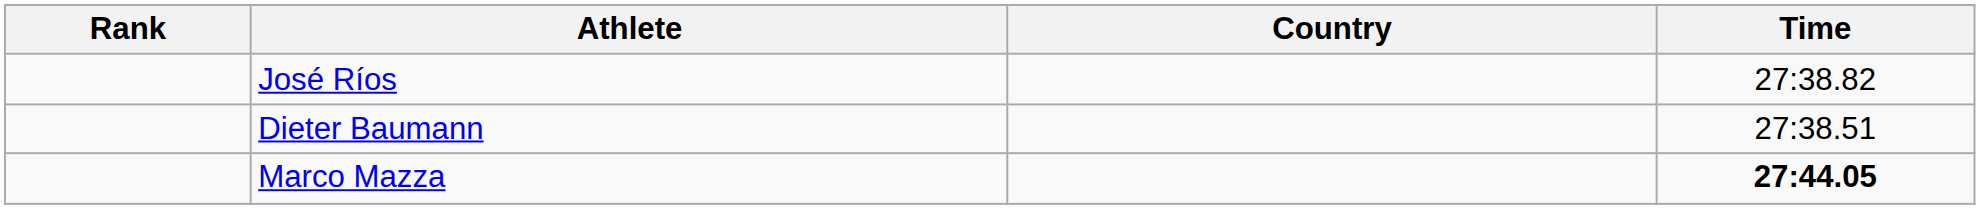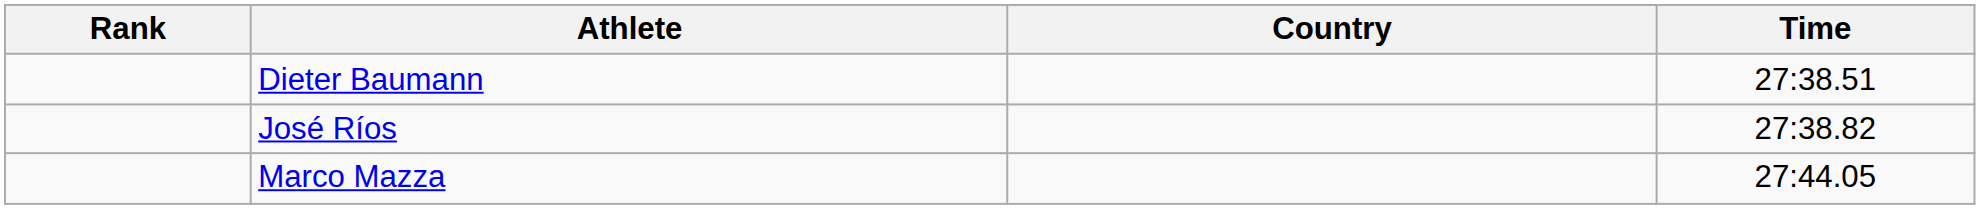rows swapped: (371, 128) <-> (328, 78)
(1815, 177) bold -> (1815, 177) normal
